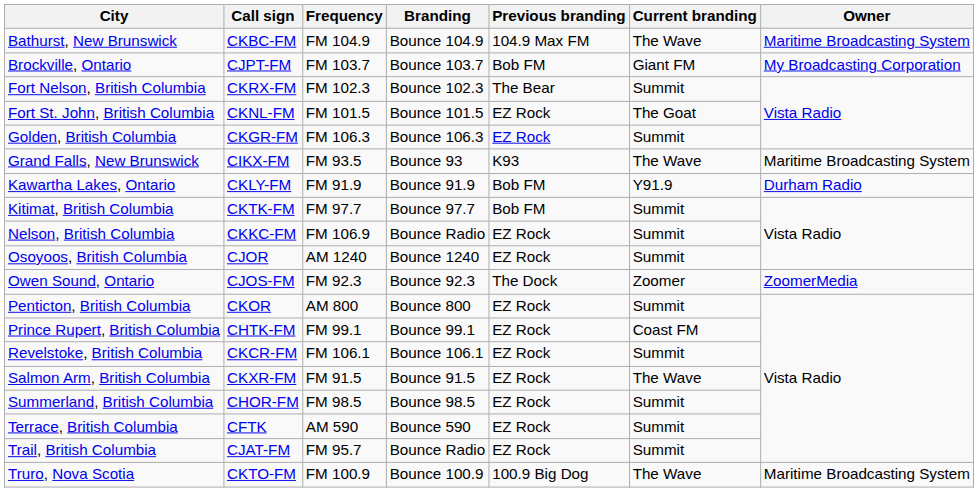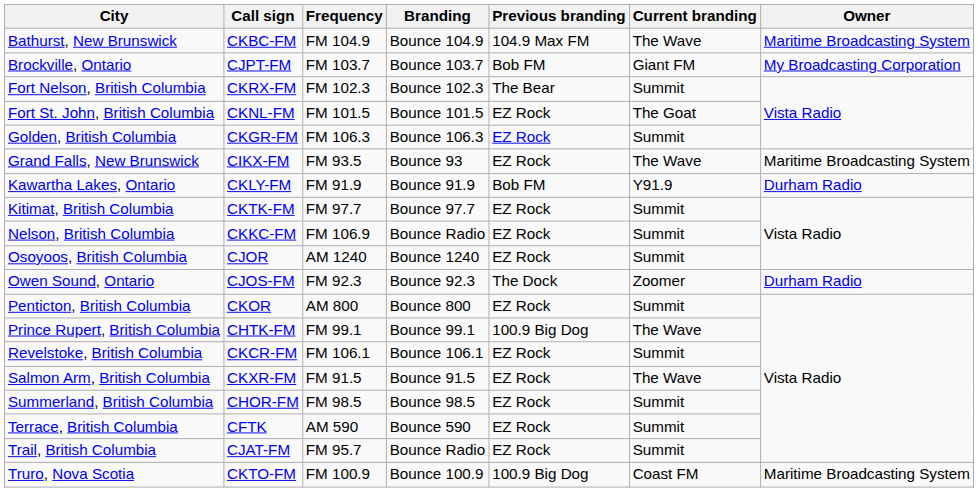(506, 161) K93 -> (521, 161) EZ Rock
(519, 209) Bob FM -> (521, 209) EZ Rock
(811, 281) ZoomerMedia -> (813, 281) Durham Radio
(521, 329) EZ Rock -> (540, 329) 100.9 Big Dog
(666, 329) Coast FM -> (667, 329) The Wave
(667, 474) The Wave -> (666, 474) Coast FM
